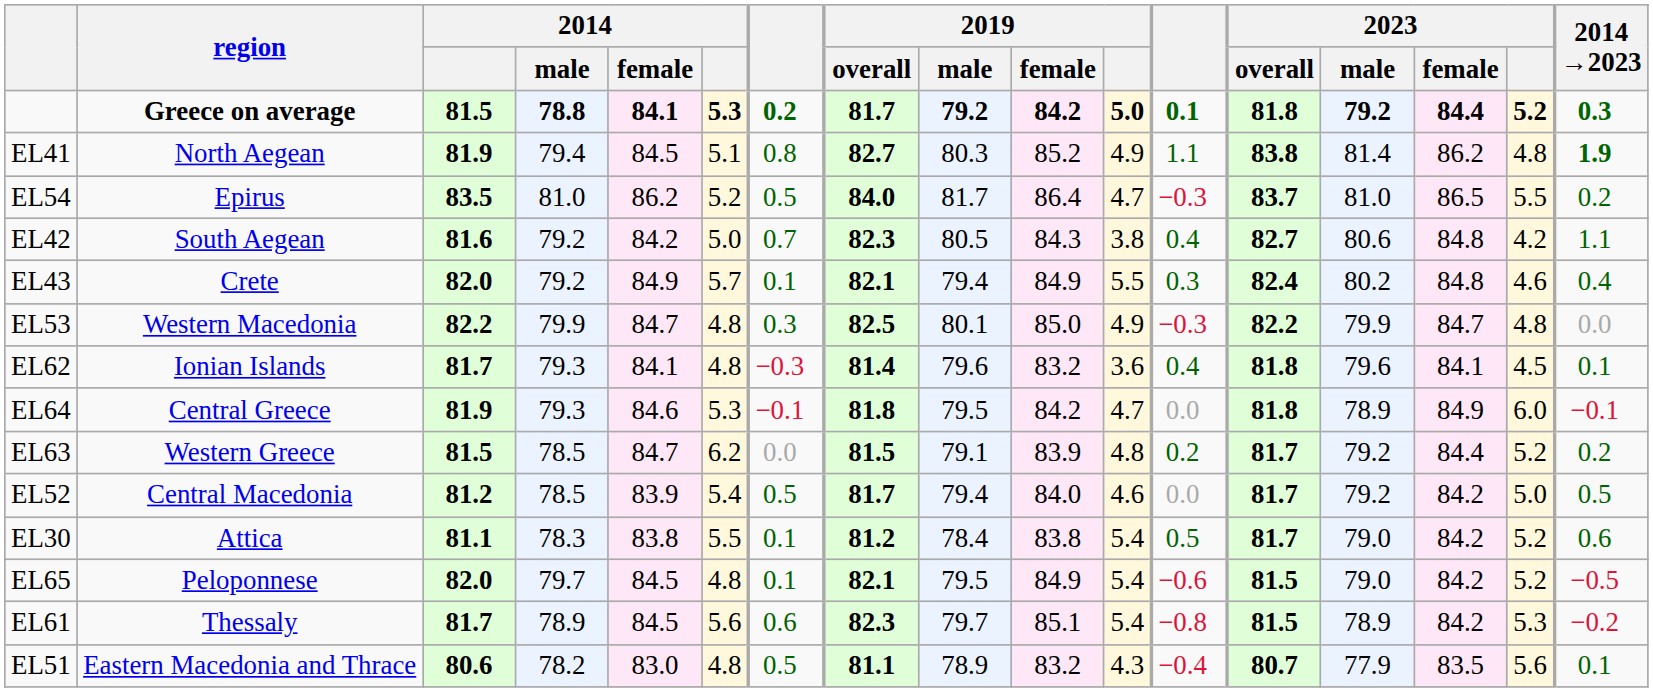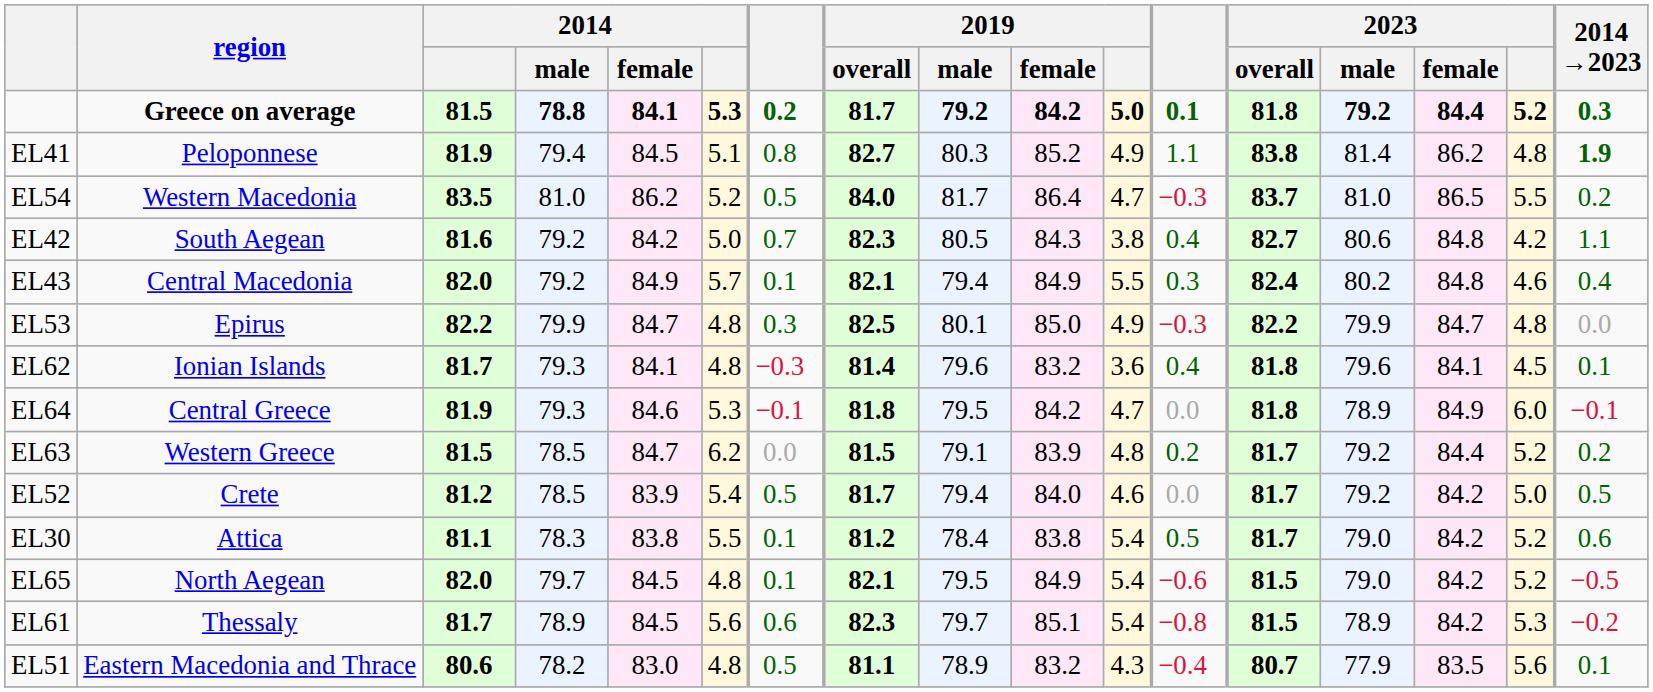(250, 153) North Aegean -> (250, 153) Peloponnese
(250, 196) Epirus -> (250, 196) Western Macedonia
(250, 281) Crete -> (250, 281) Central Macedonia
(250, 324) Western Macedonia -> (250, 324) Epirus
(250, 494) Central Macedonia -> (250, 494) Crete
(250, 580) Peloponnese -> (250, 580) North Aegean
